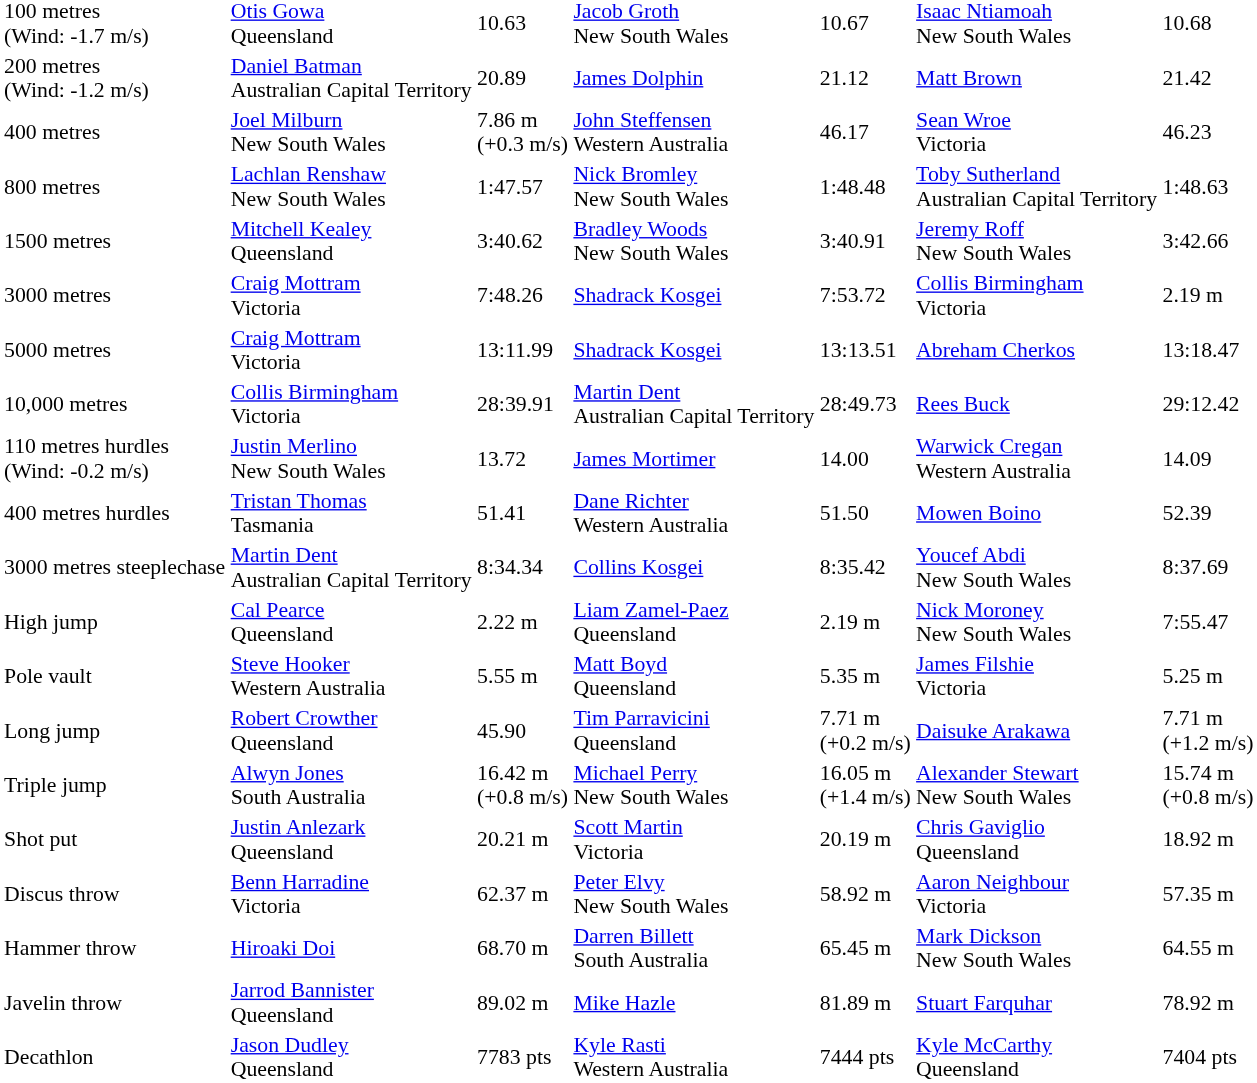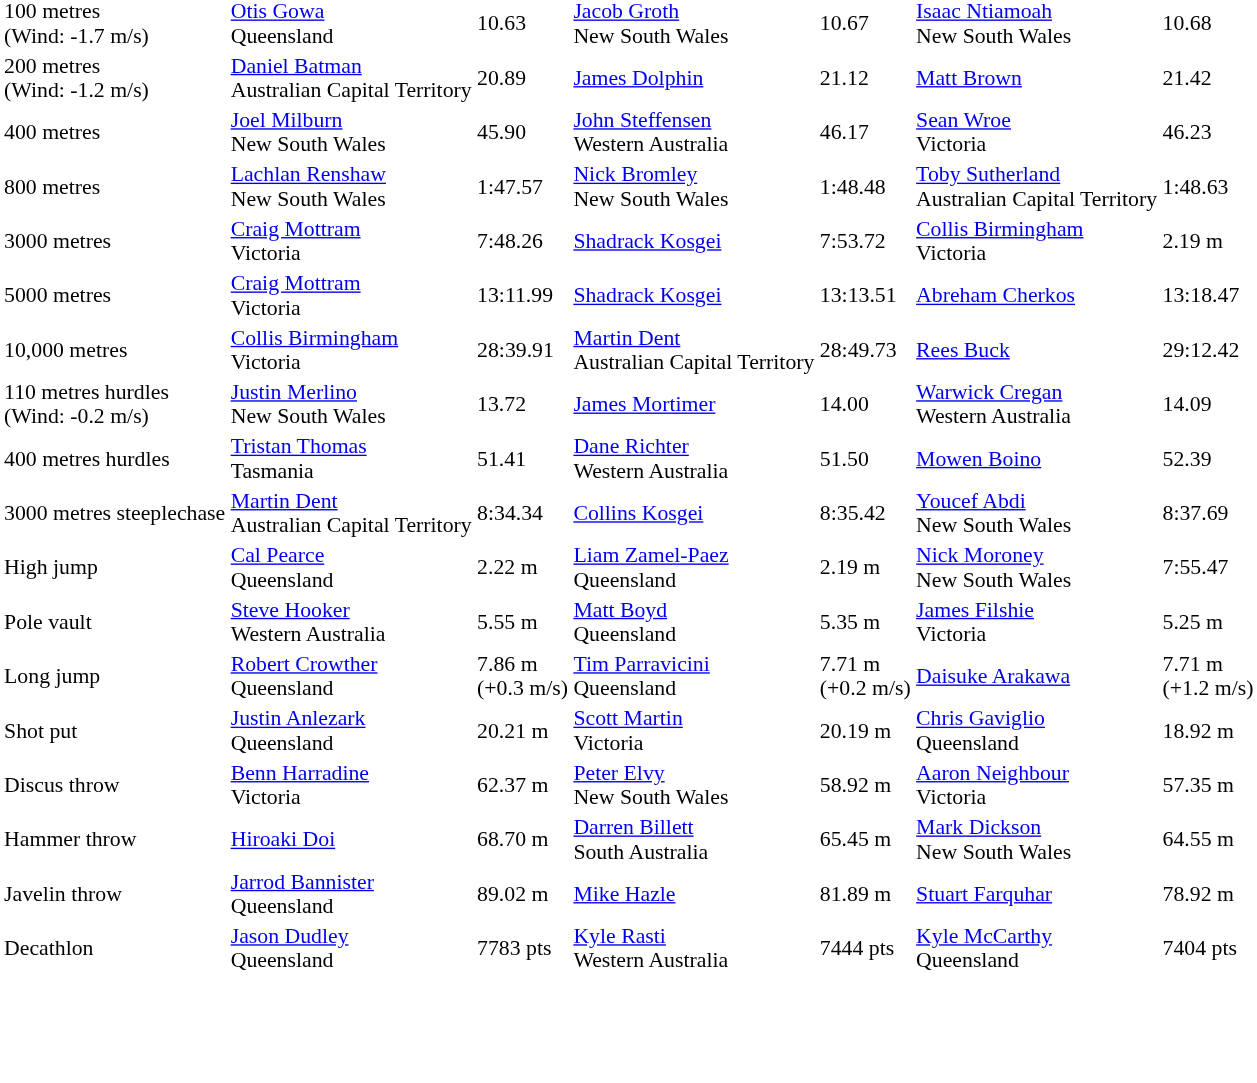(523, 132) 7.86 m (+0.3 m/s) -> (502, 132) 45.90
- row: (58, 240)
(502, 730) 45.90 -> (523, 676) 7.86 m (+0.3 m/s)
- row: (55, 784)
